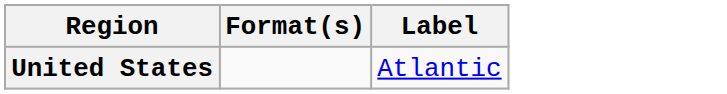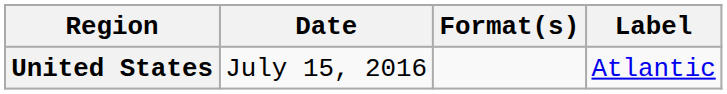+ column: (326, 26)
